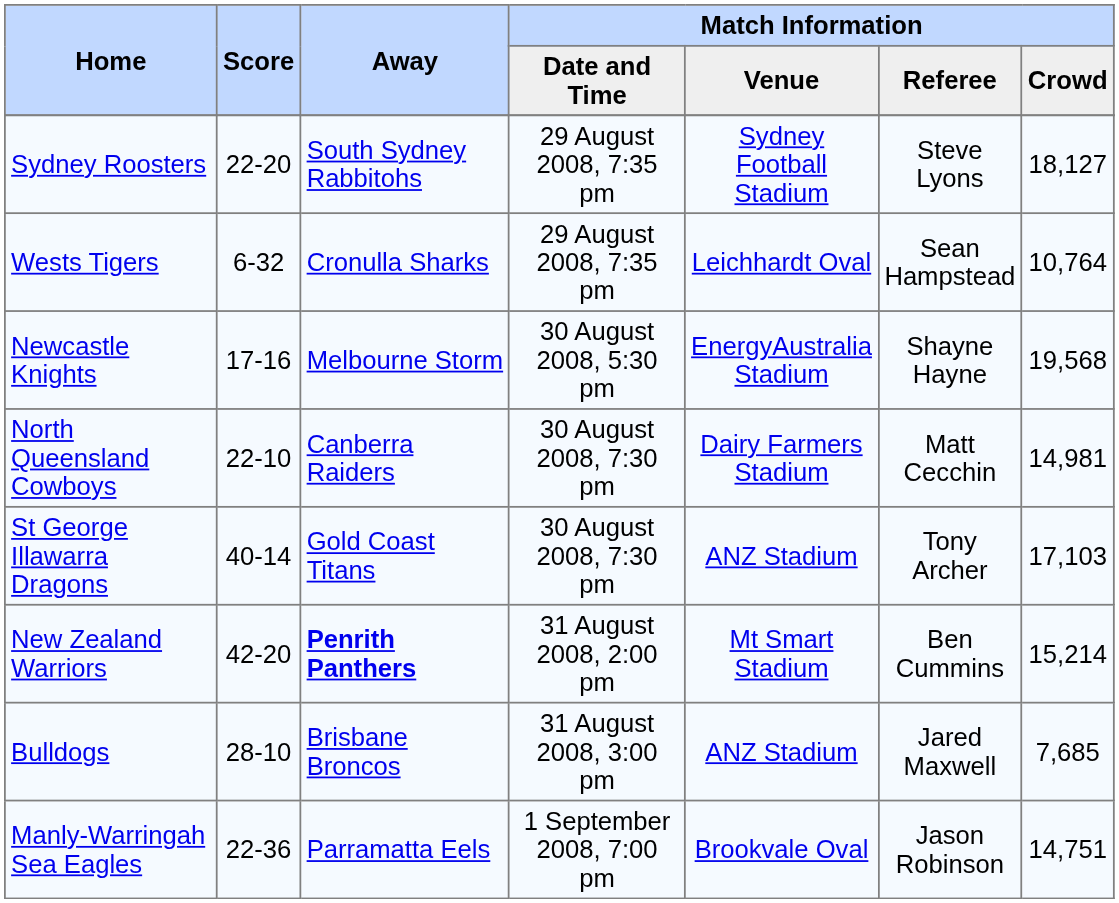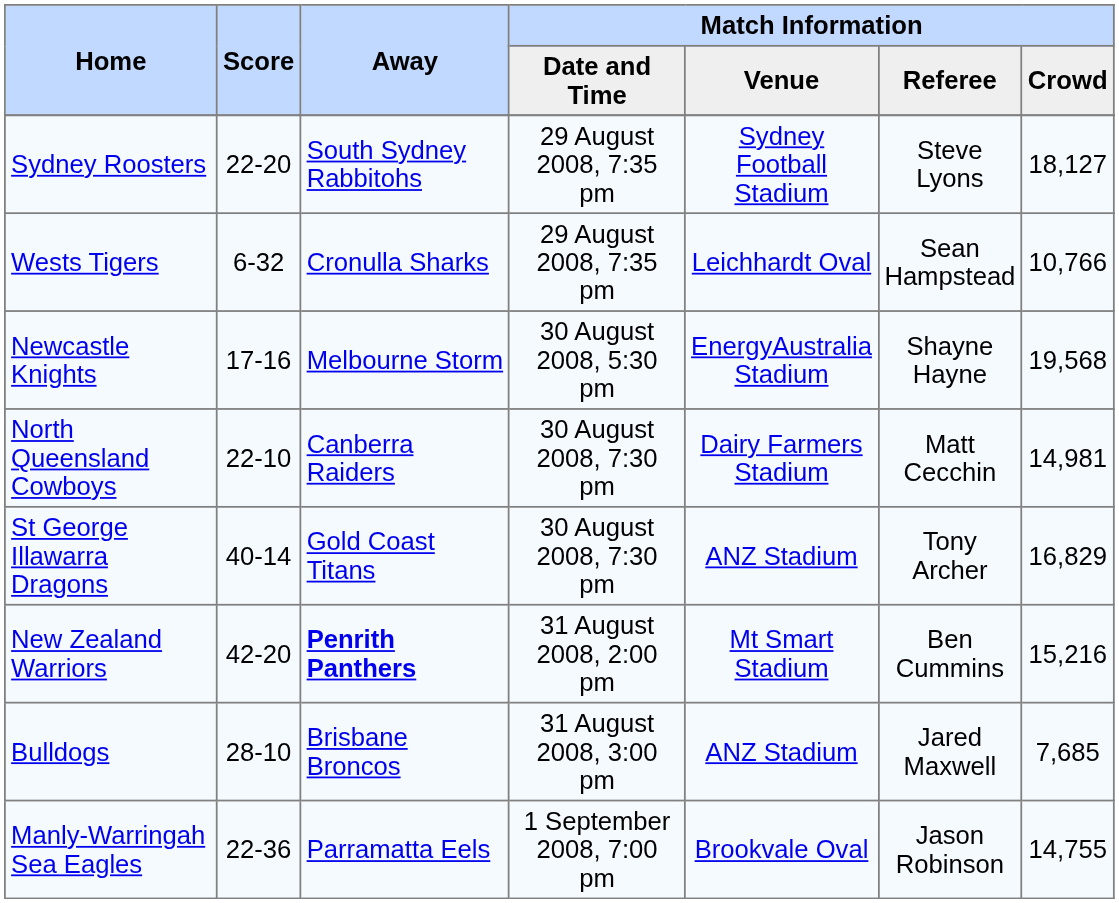(1068, 262) 10,764 -> (1068, 262) 10,766
(1068, 556) 17,103 -> (1068, 556) 16,829
(1068, 654) 15,214 -> (1068, 654) 15,216
(1068, 850) 14,751 -> (1068, 850) 14,755
